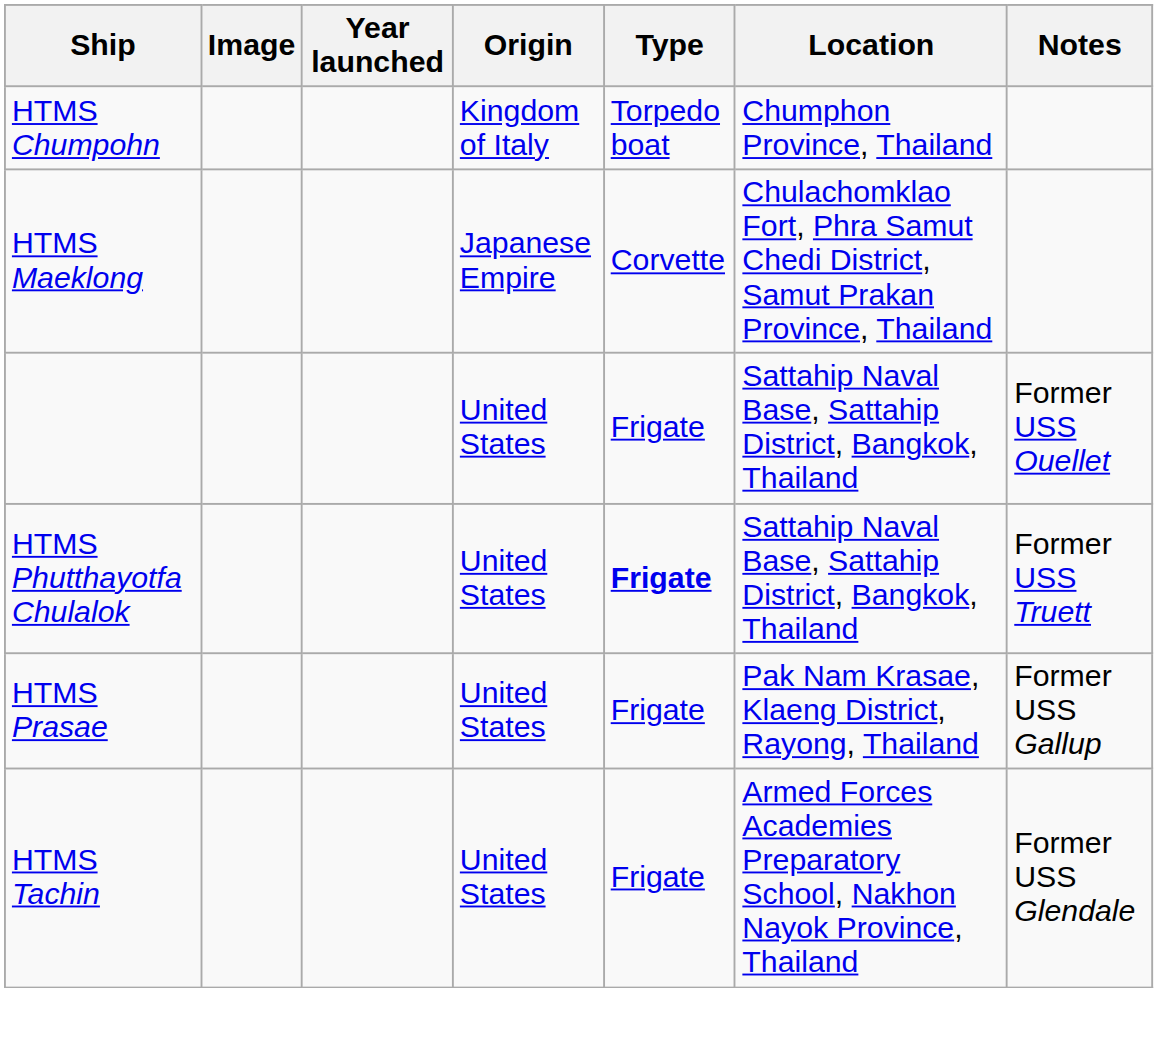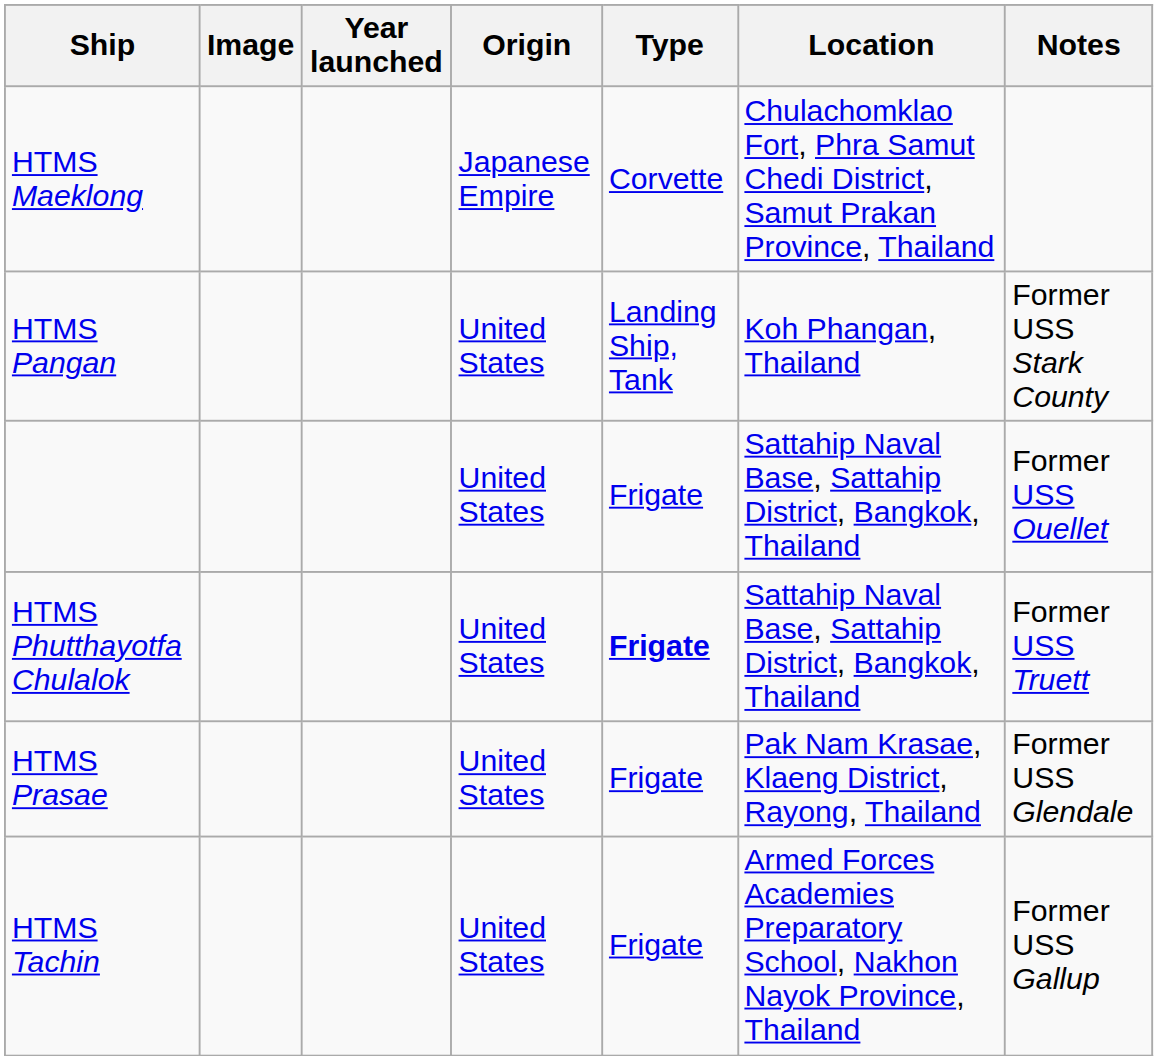- row: (86, 127)
+ row: (64, 345)
(1063, 710) Former USS Gallup -> (1073, 778) Former USS Glendale
(1075, 877) Former USS Glendale -> (1061, 945) Former USS Gallup
